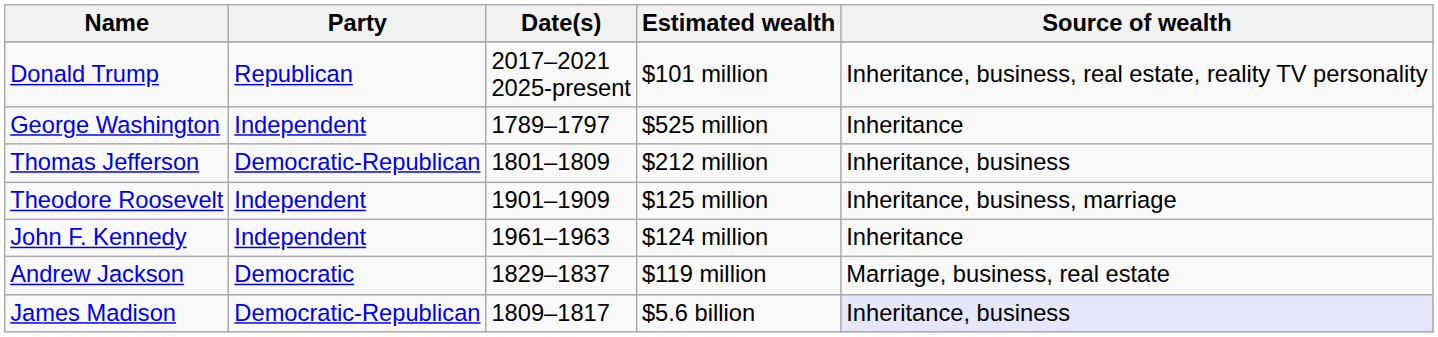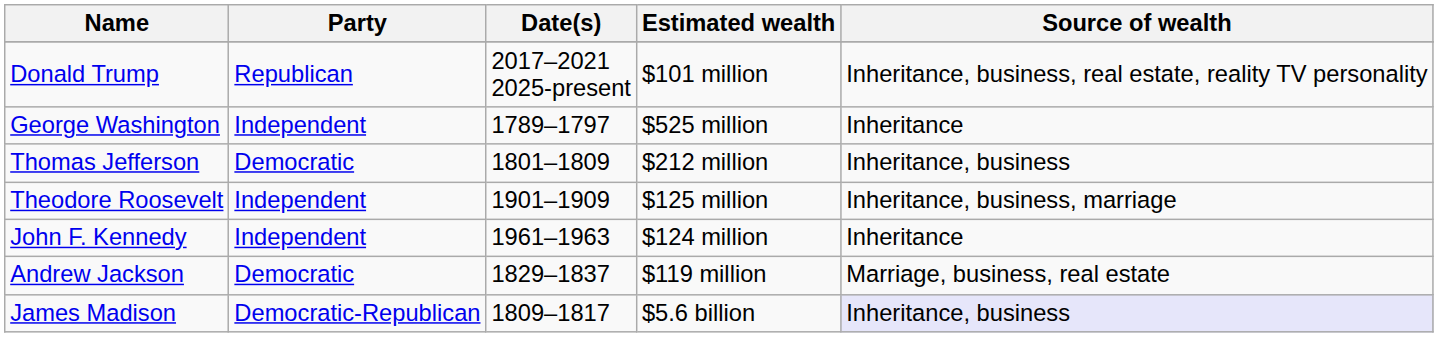(357, 162) Democratic-Republican -> (294, 162) Democratic
